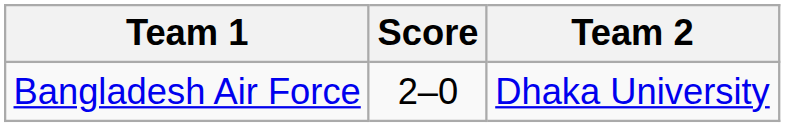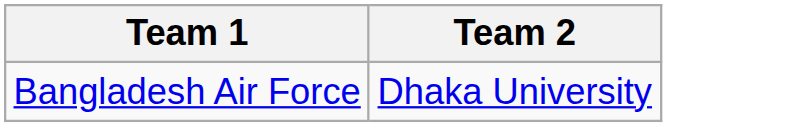- column: (428, 33)
